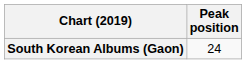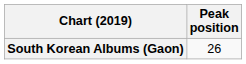(214, 48) 24 -> (214, 48) 26
